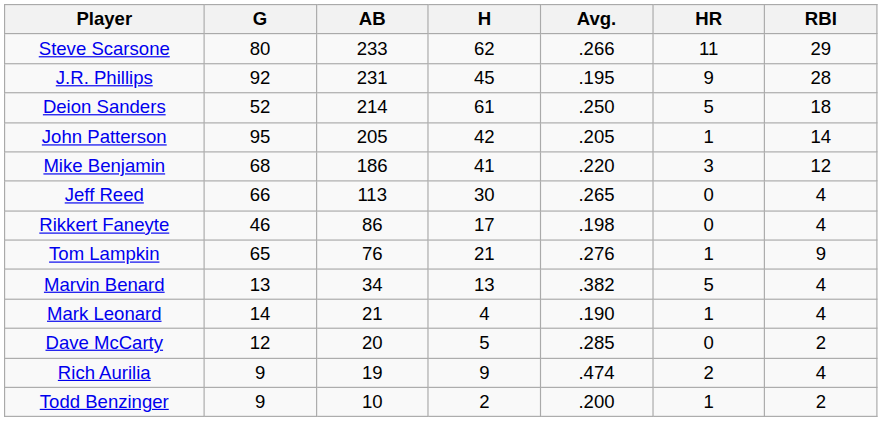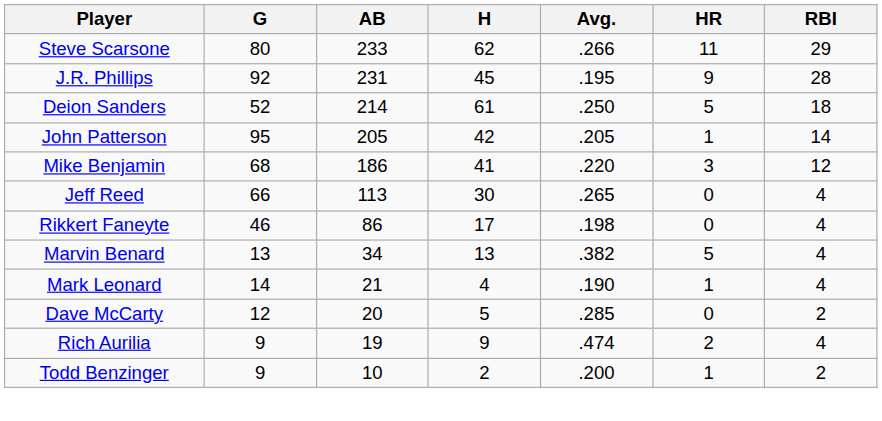- row: (104, 254)
